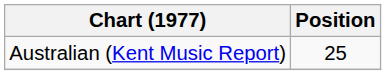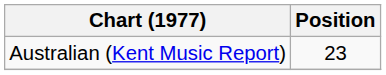(335, 52) 25 -> (335, 52) 23
